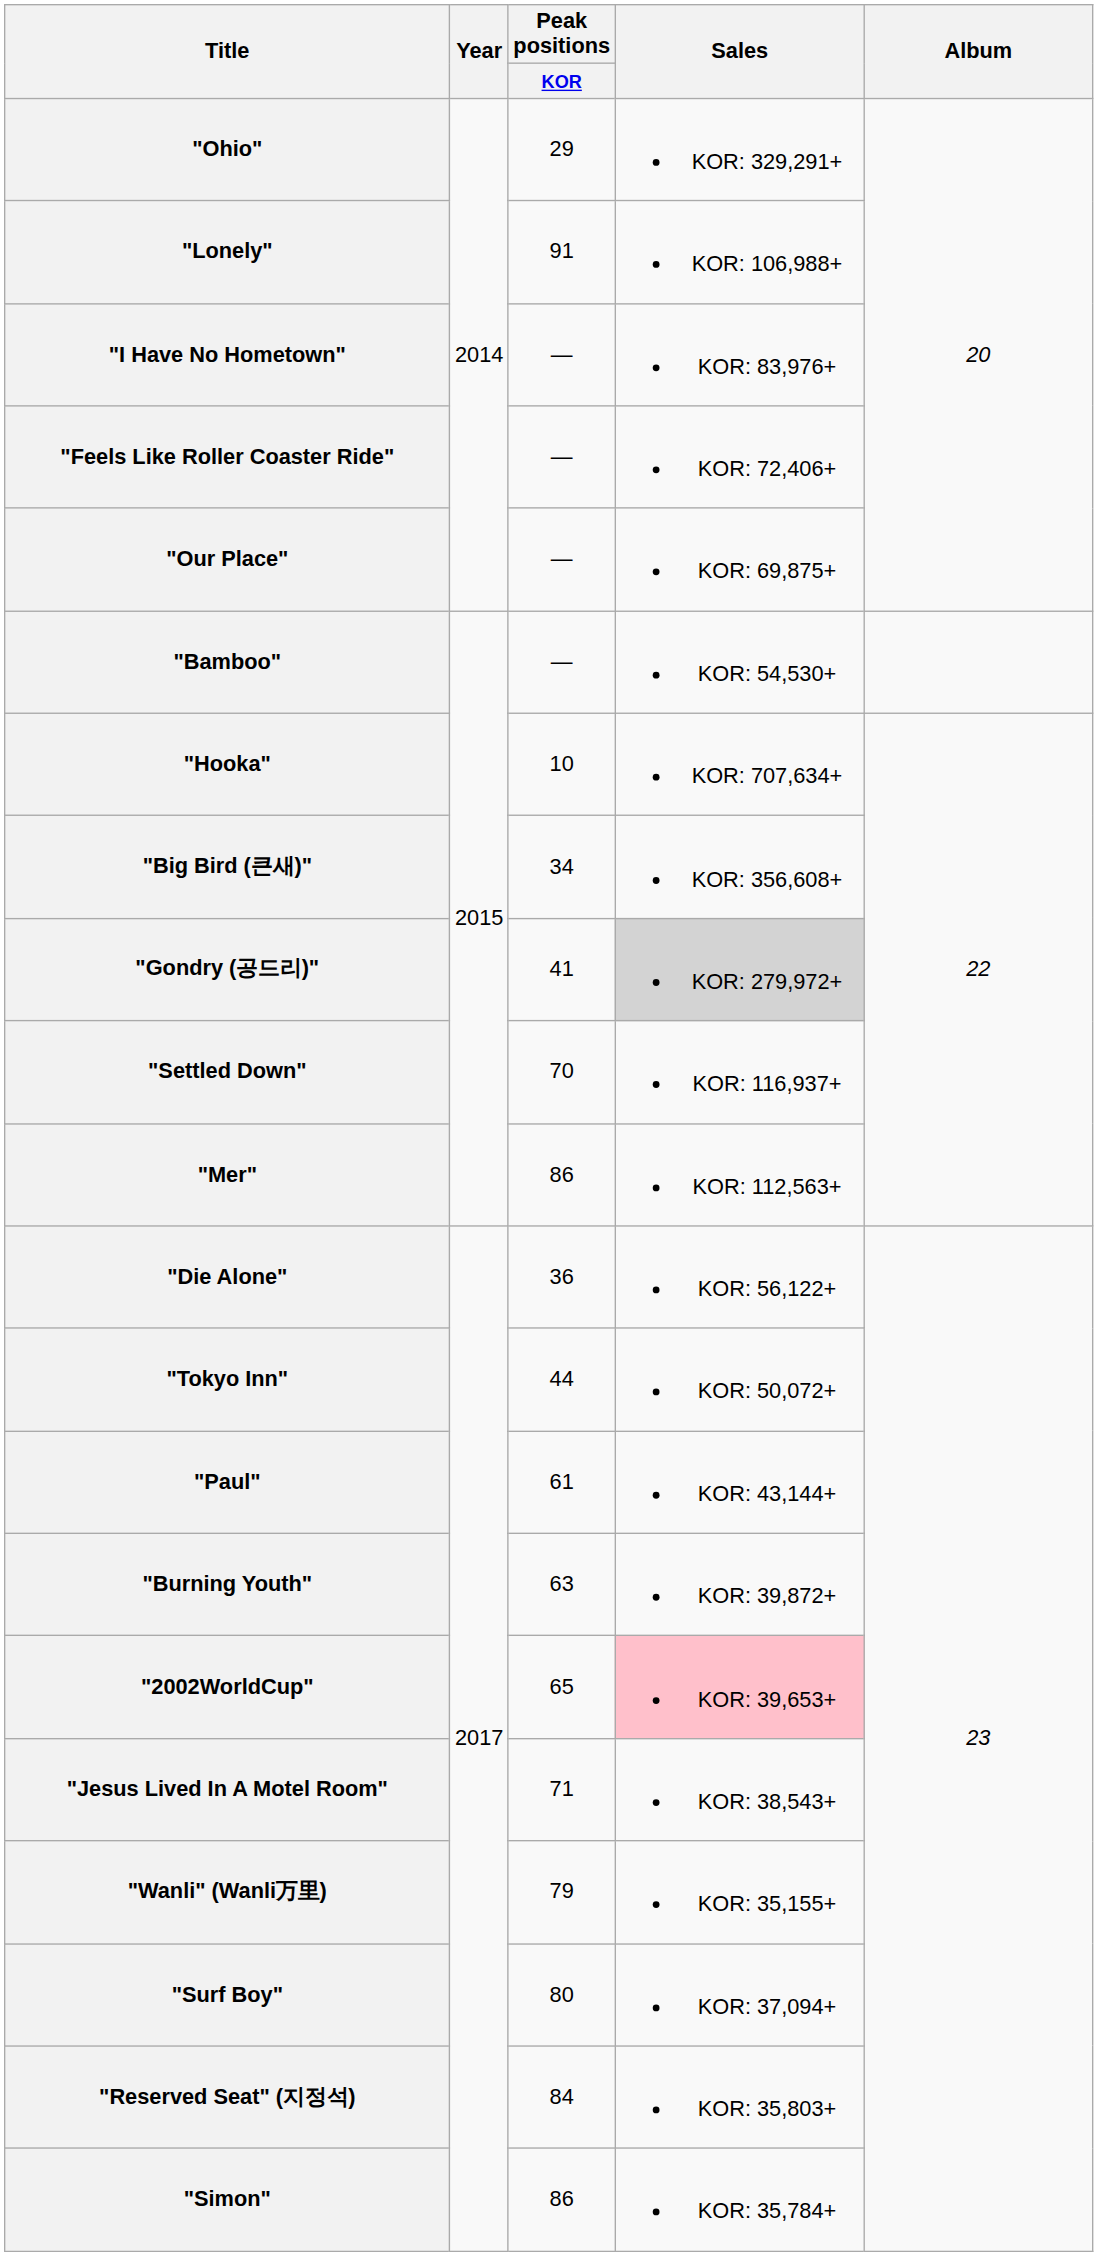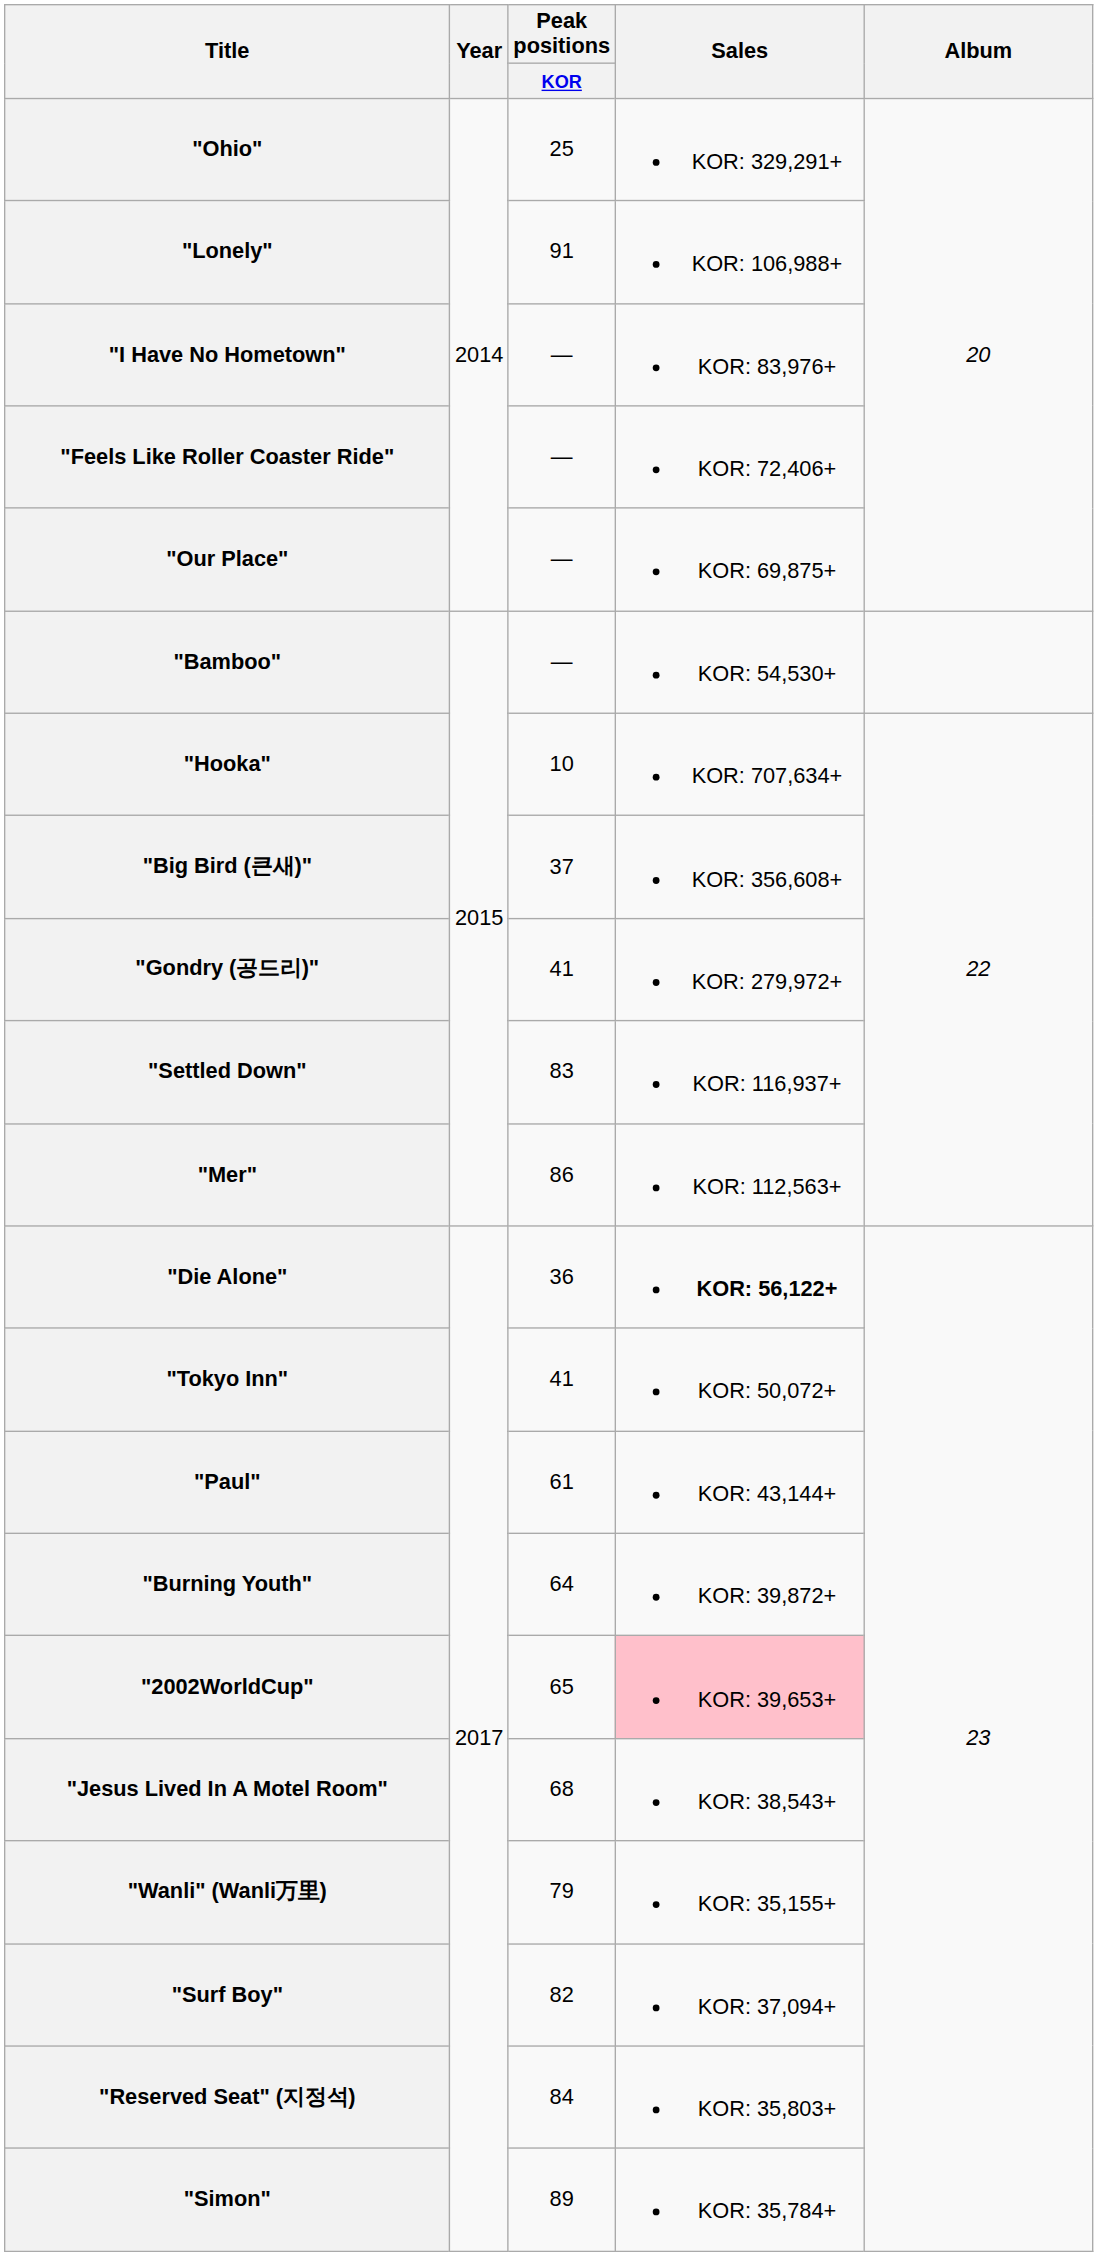(562, 149) 29 -> (562, 149) 25
(562, 866) 34 -> (562, 866) 37
(740, 982) lightgrey background -> (740, 982) no background
(562, 1071) 70 -> (562, 1071) 83
(740, 1289) normal -> (740, 1289) bold
(562, 1379) 44 -> (562, 1379) 41
(562, 1584) 63 -> (562, 1584) 64
(562, 1789) 71 -> (562, 1789) 68
(562, 1994) 80 -> (562, 1994) 82
(562, 2199) 86 -> (562, 2199) 89
